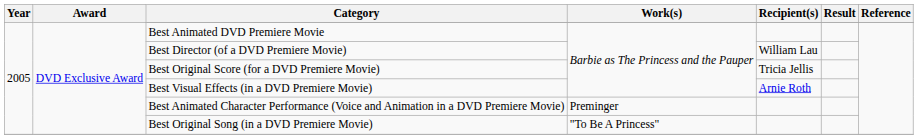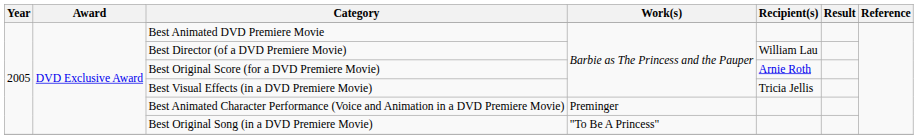(786, 69) Tricia Jellis -> (785, 69) Arnie Roth
(785, 87) Arnie Roth -> (786, 87) Tricia Jellis
